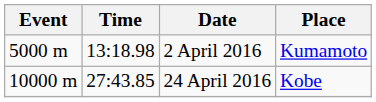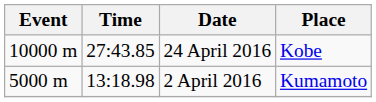rows swapped: (212, 50) <-> (217, 81)
